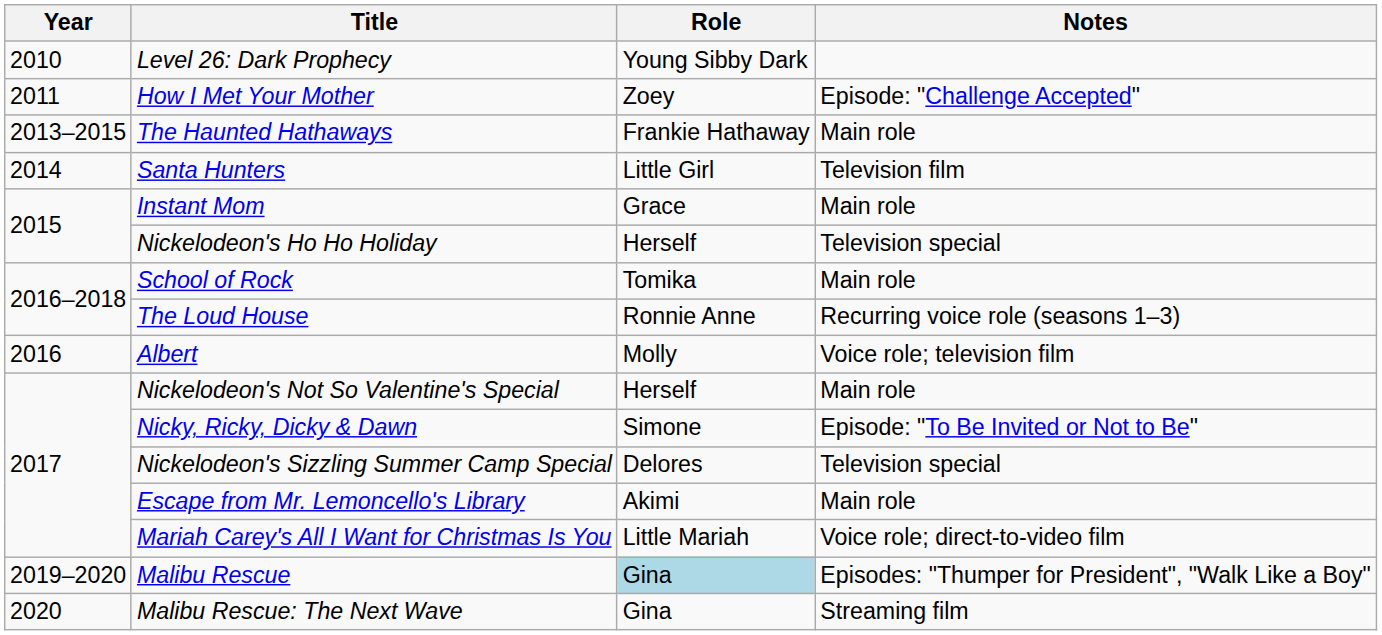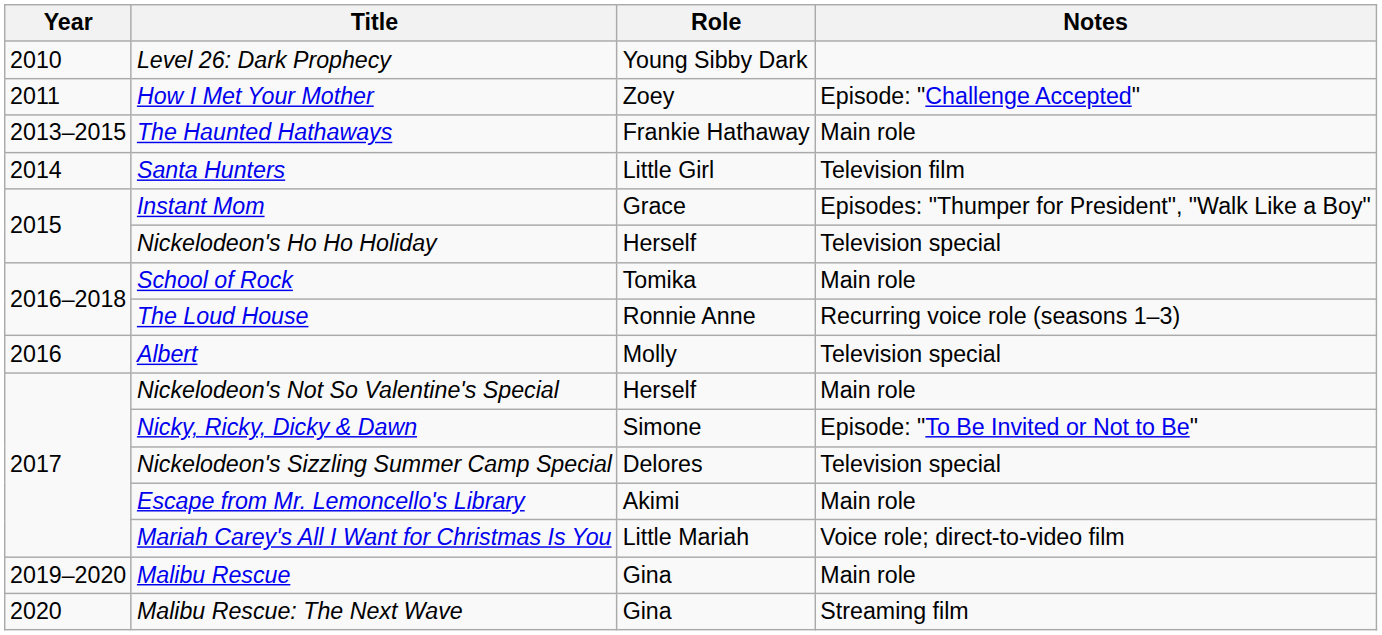(868, 206) Main role -> (1096, 206) Episodes: "Thumper for President", "Walk Like a Boy"
(947, 354) Voice role; television film -> (911, 354) Television special
(647, 574) lightblue background -> (647, 574) no background
(1096, 574) Episodes: "Thumper for President", "Walk Like a Boy" -> (868, 574) Main role
